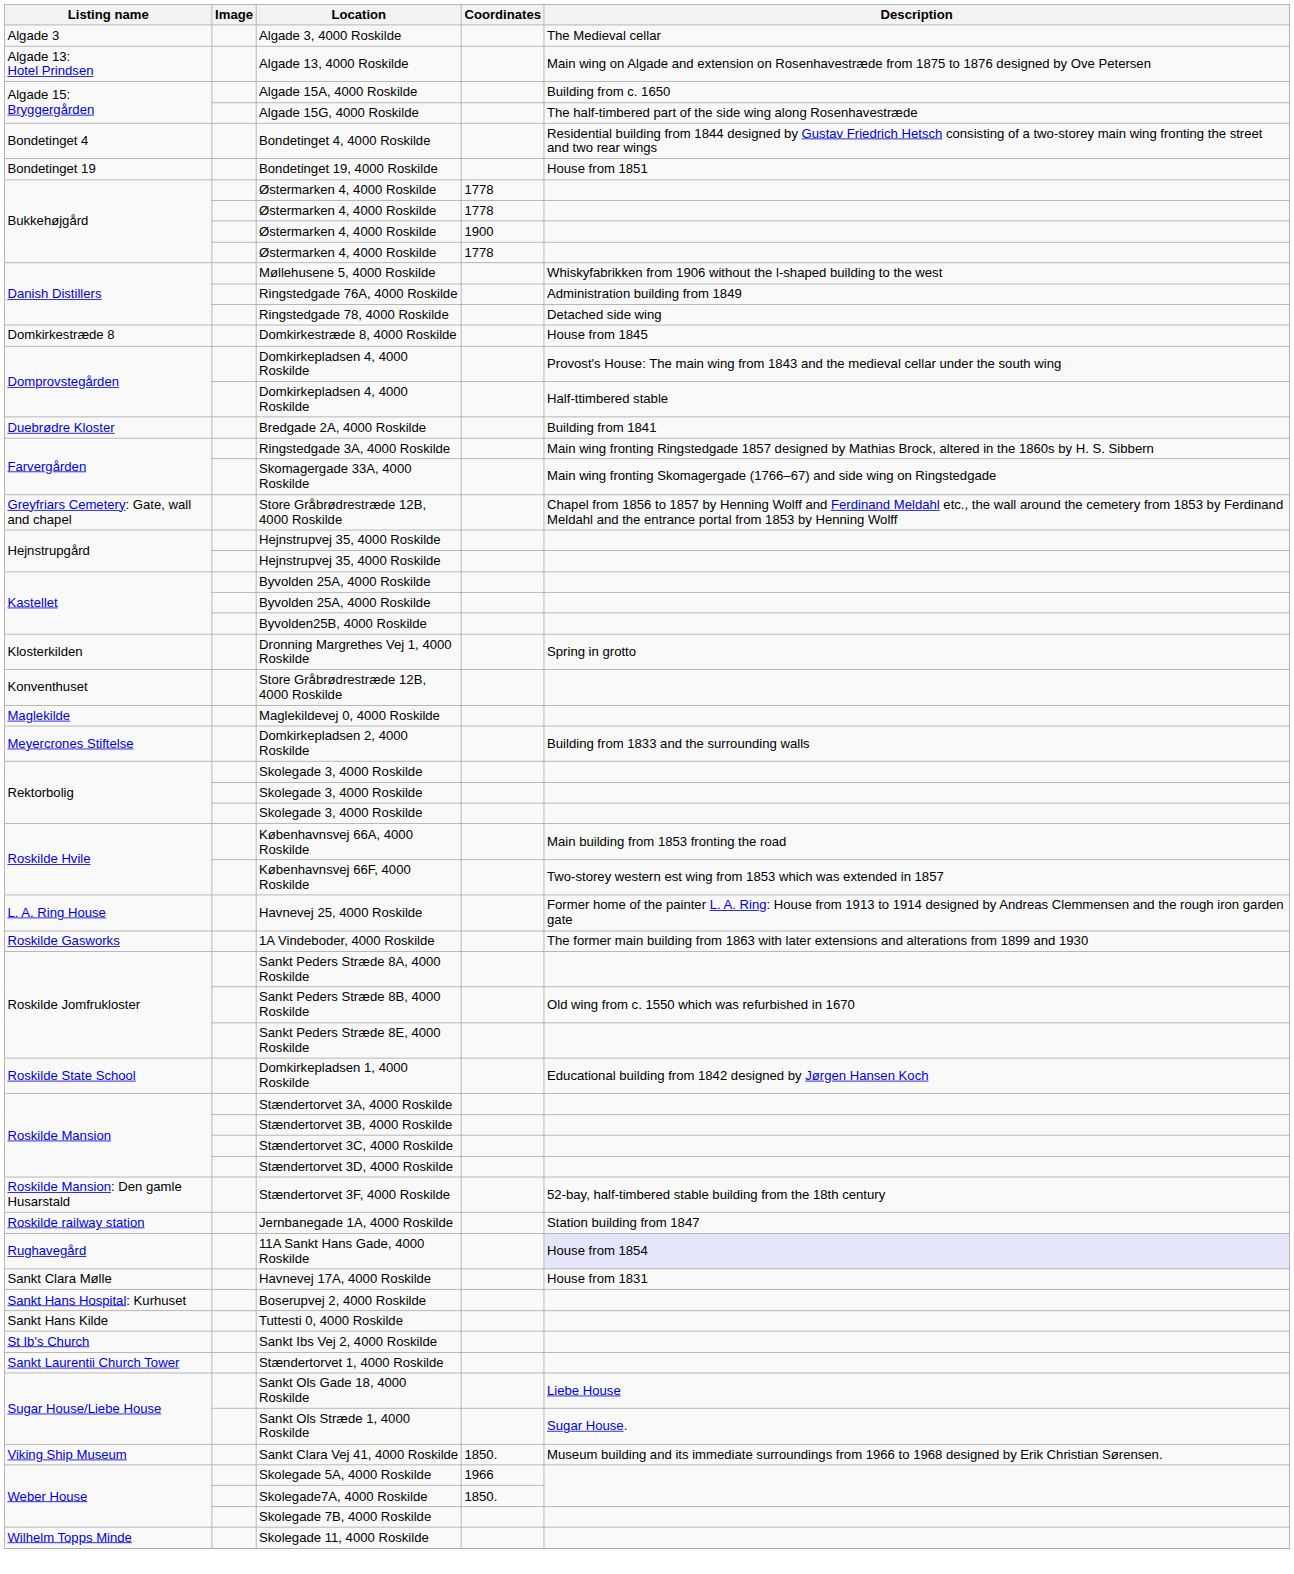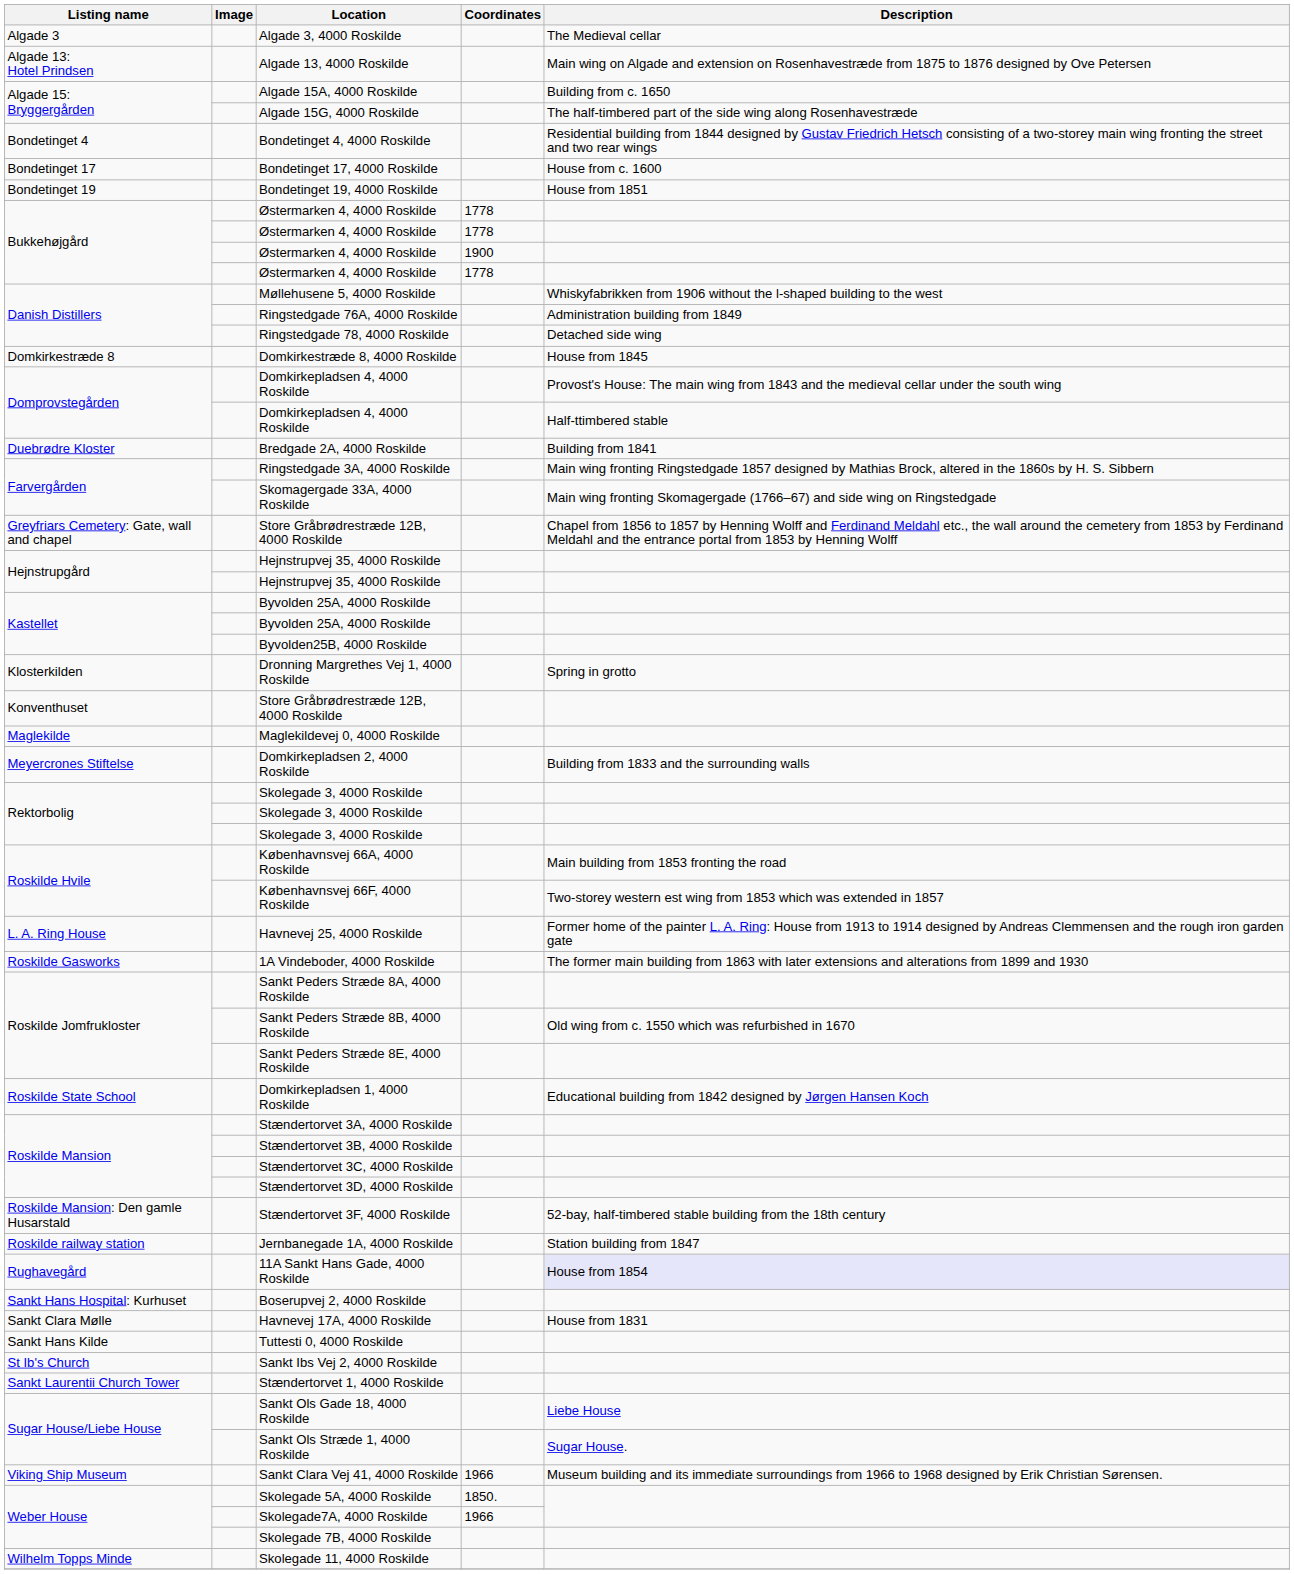+ row: (52, 169)
rows swapped: (60, 1279) <-> (97, 1300)
(481, 1454) 1850. -> (479, 1475) 1966
(479, 1475) 1966 -> (481, 1496) 1850.
(481, 1496) 1850. -> (479, 1516) 1966
